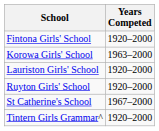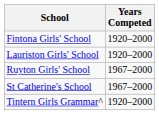- row: (50, 54)
(130, 86) 1920–2000 -> (130, 70) 1967–2000
